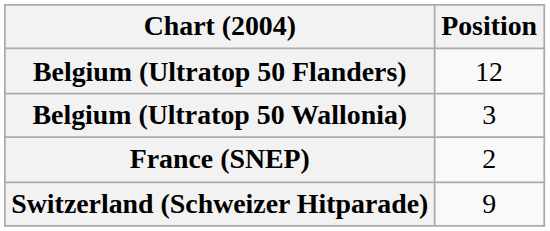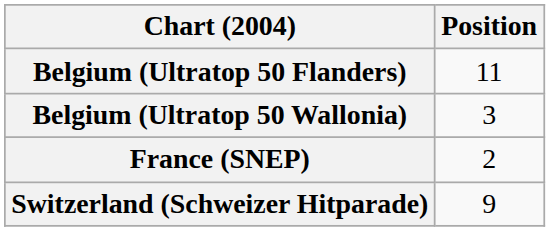(489, 70) 12 -> (489, 70) 11
